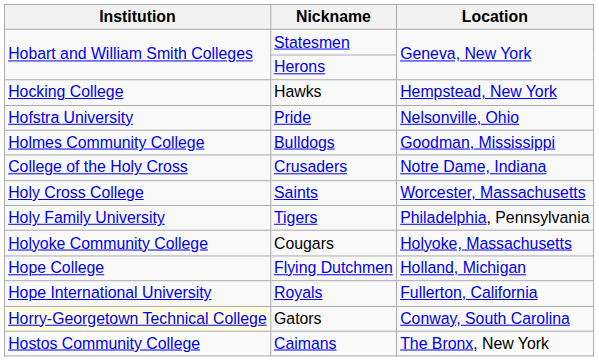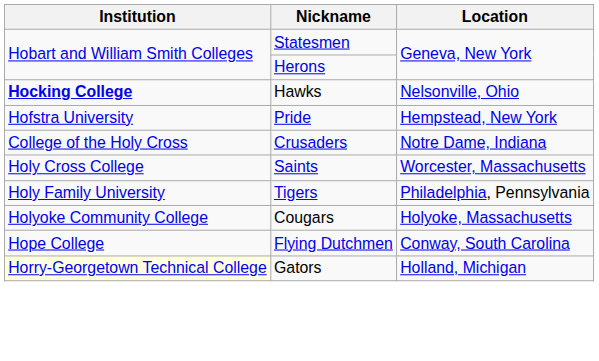(66, 92) normal -> (70, 92) bold
(479, 92) Hempstead, New York -> (460, 92) Nelsonville, Ohio
(460, 117) Nelsonville, Ohio -> (479, 117) Hempstead, New York
- row: (304, 142)
(463, 268) Holland, Michigan -> (485, 243) Conway, South Carolina
- row: (298, 293)
(485, 318) Conway, South Carolina -> (463, 268) Holland, Michigan
- row: (305, 343)
